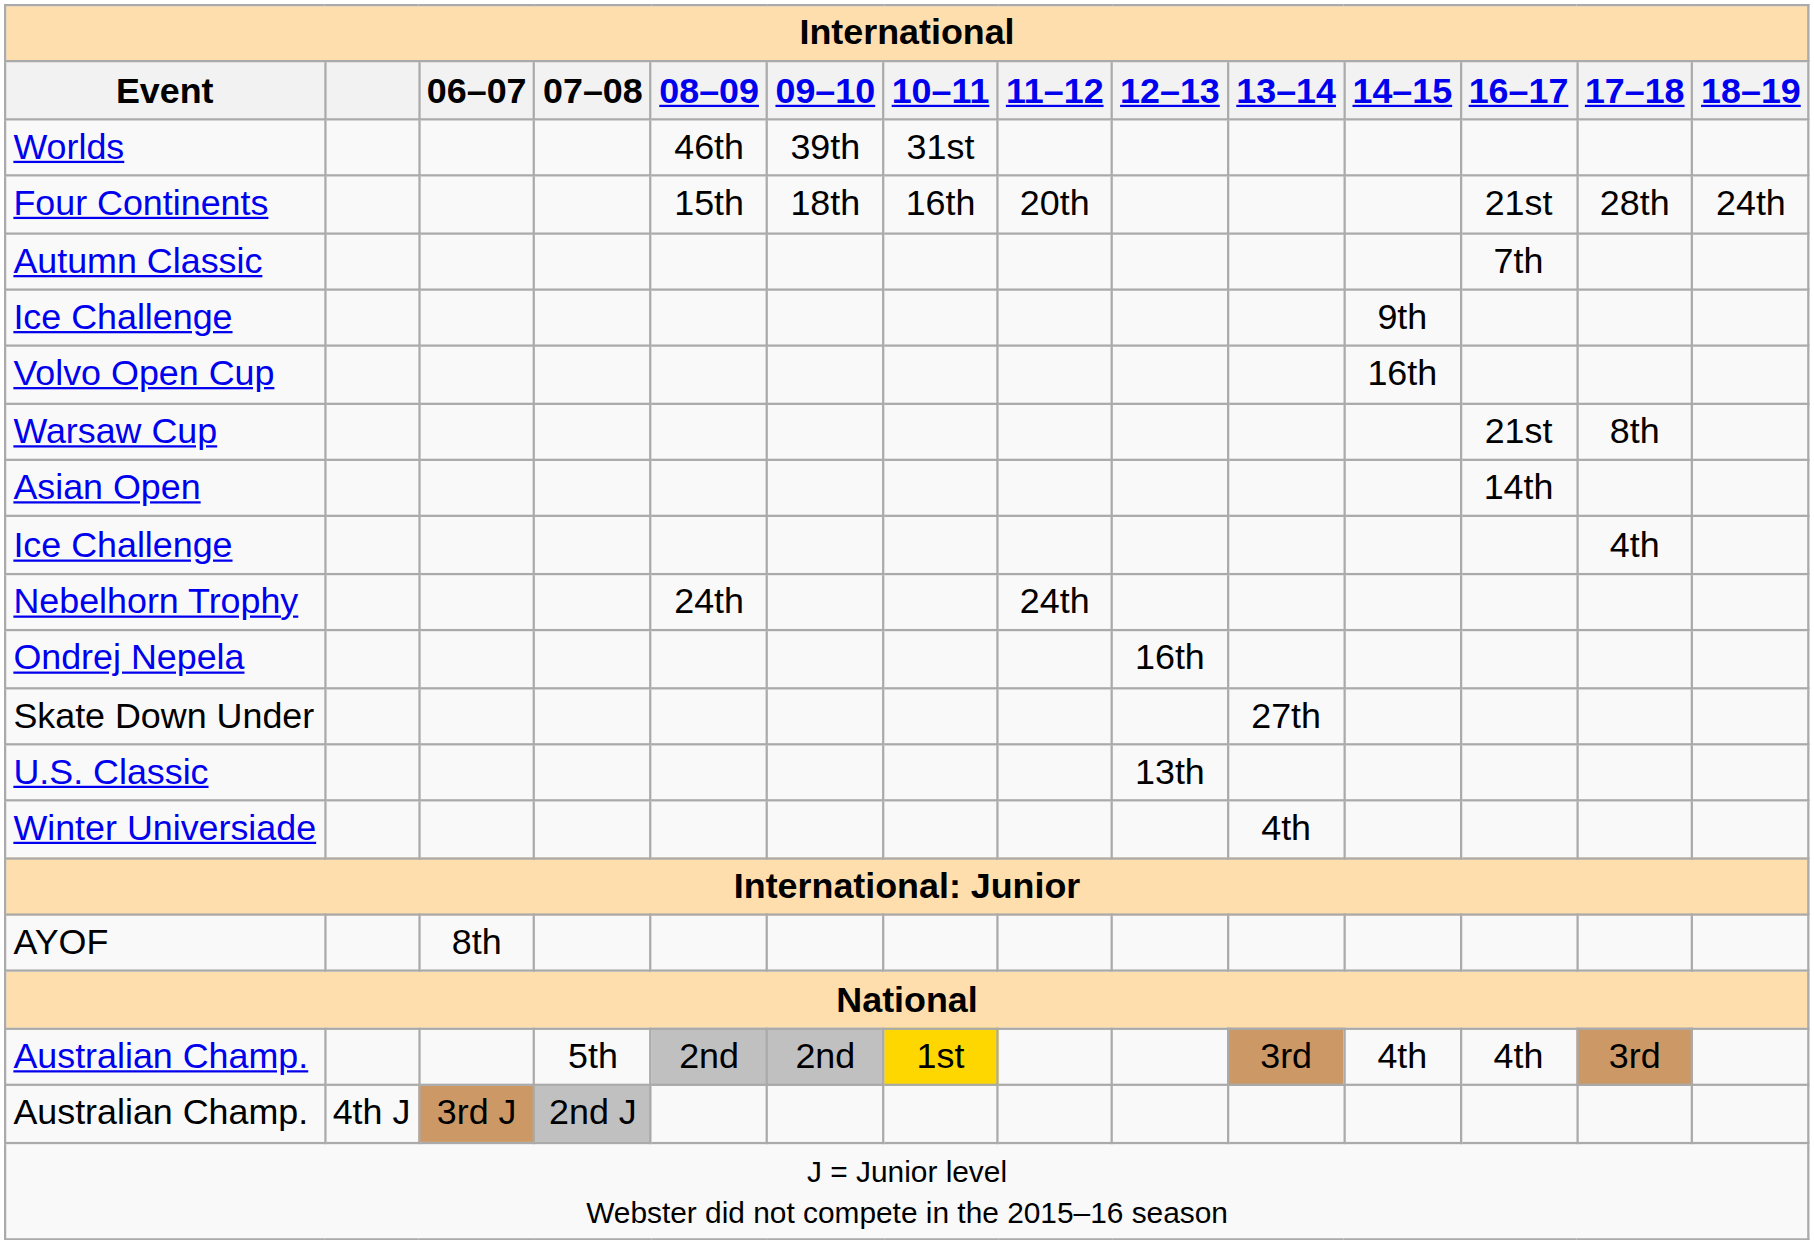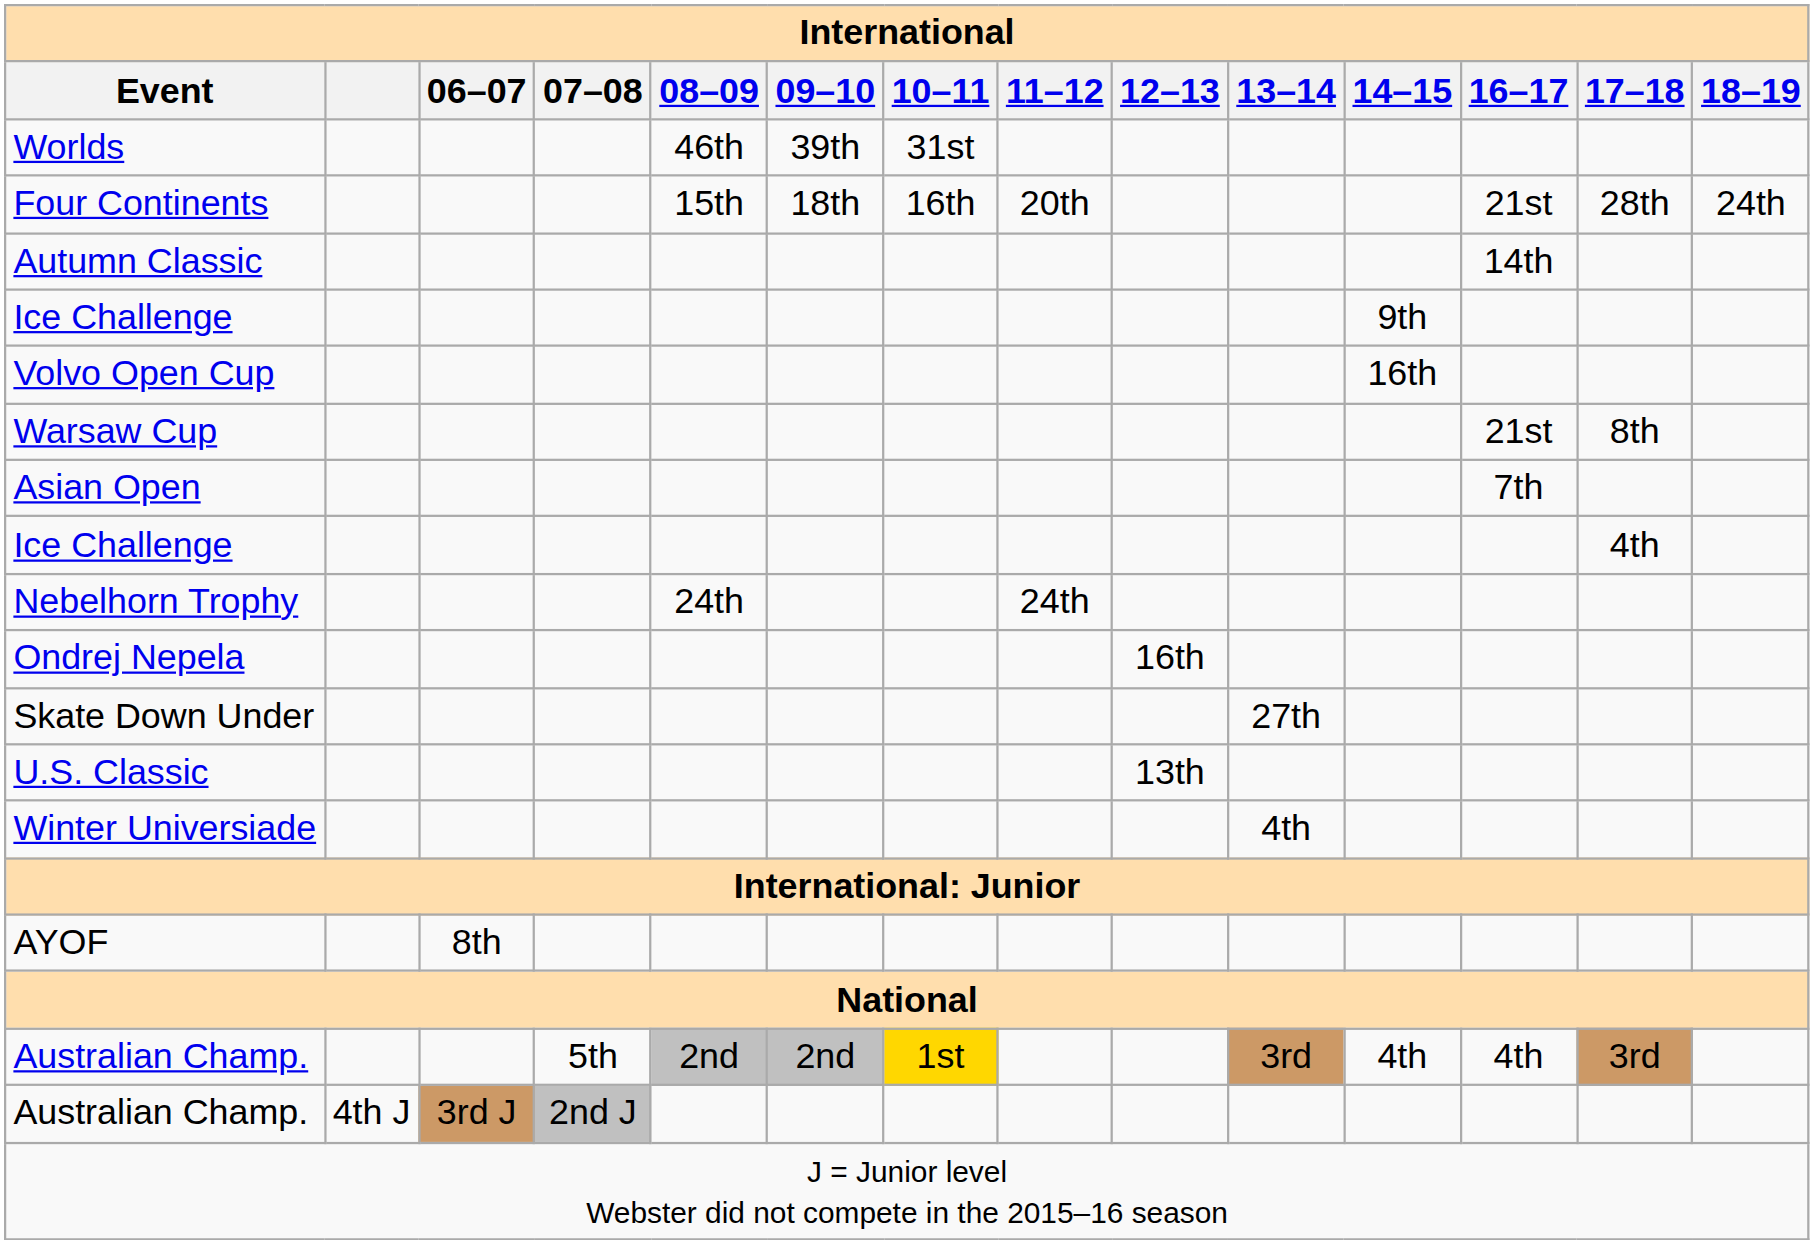(1519, 260) 7th -> (1519, 260) 14th
(1519, 487) 14th -> (1519, 487) 7th
